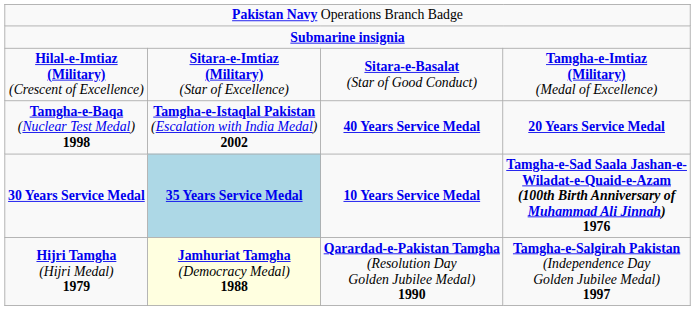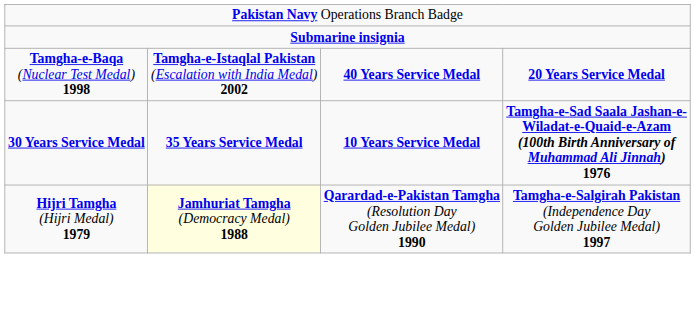- row: (76, 74)
(234, 195) lightblue background -> (234, 142) no background
